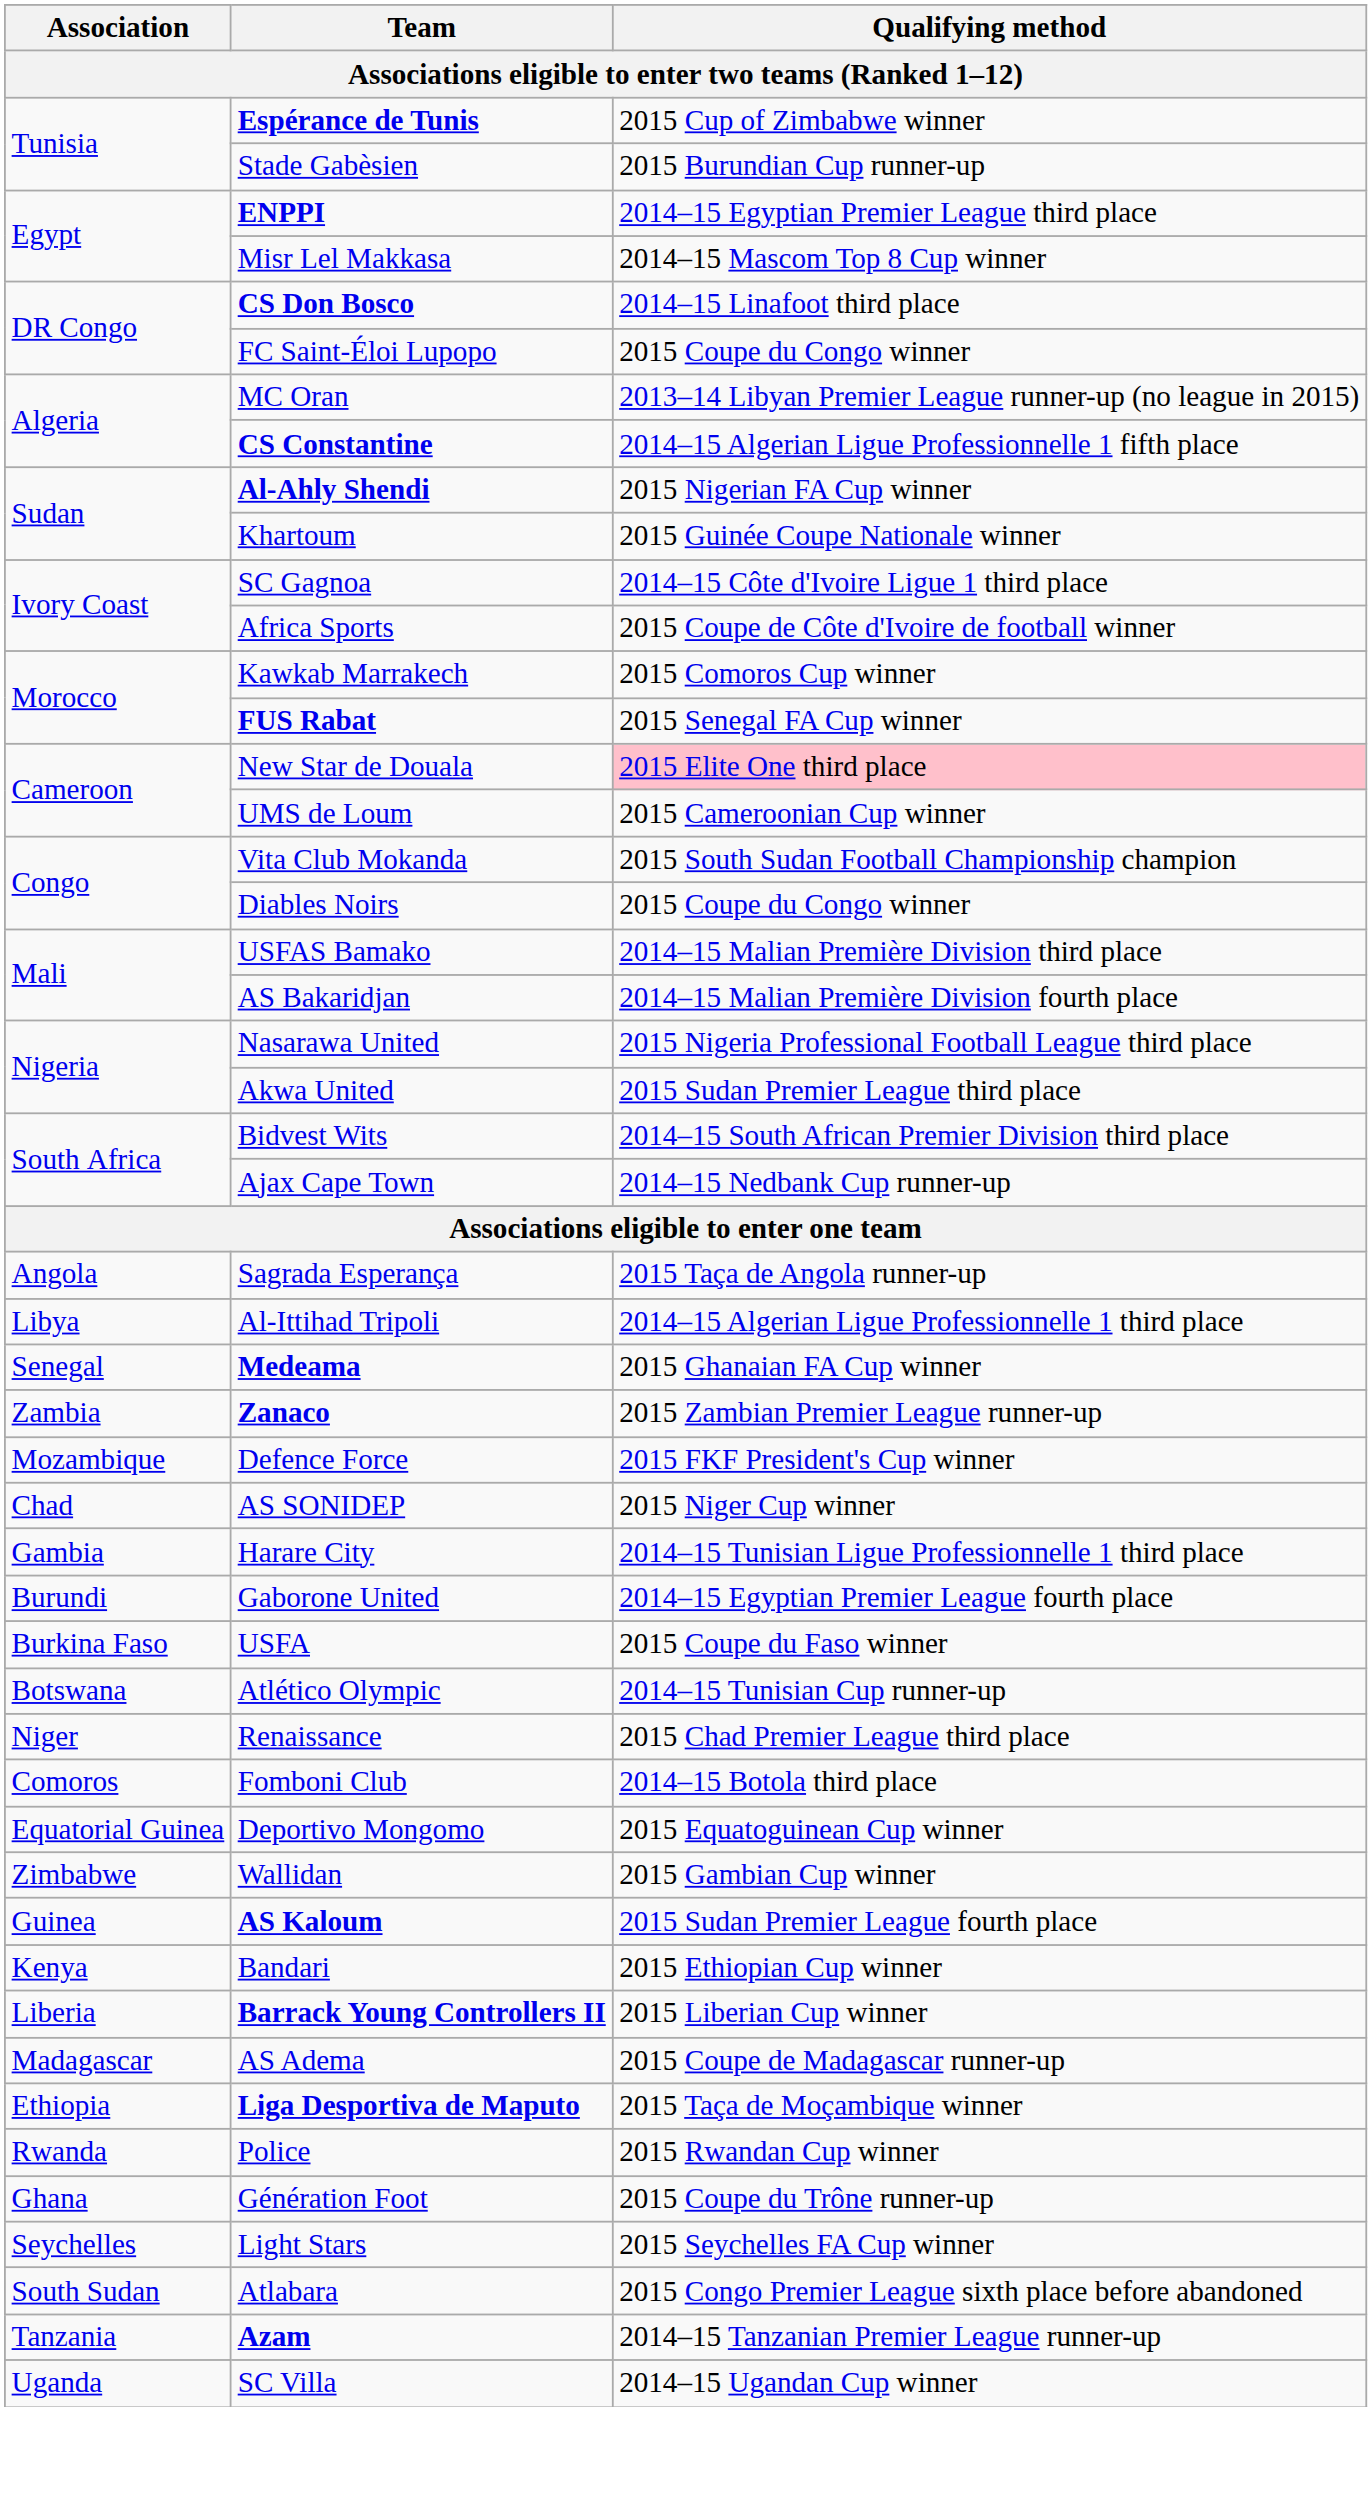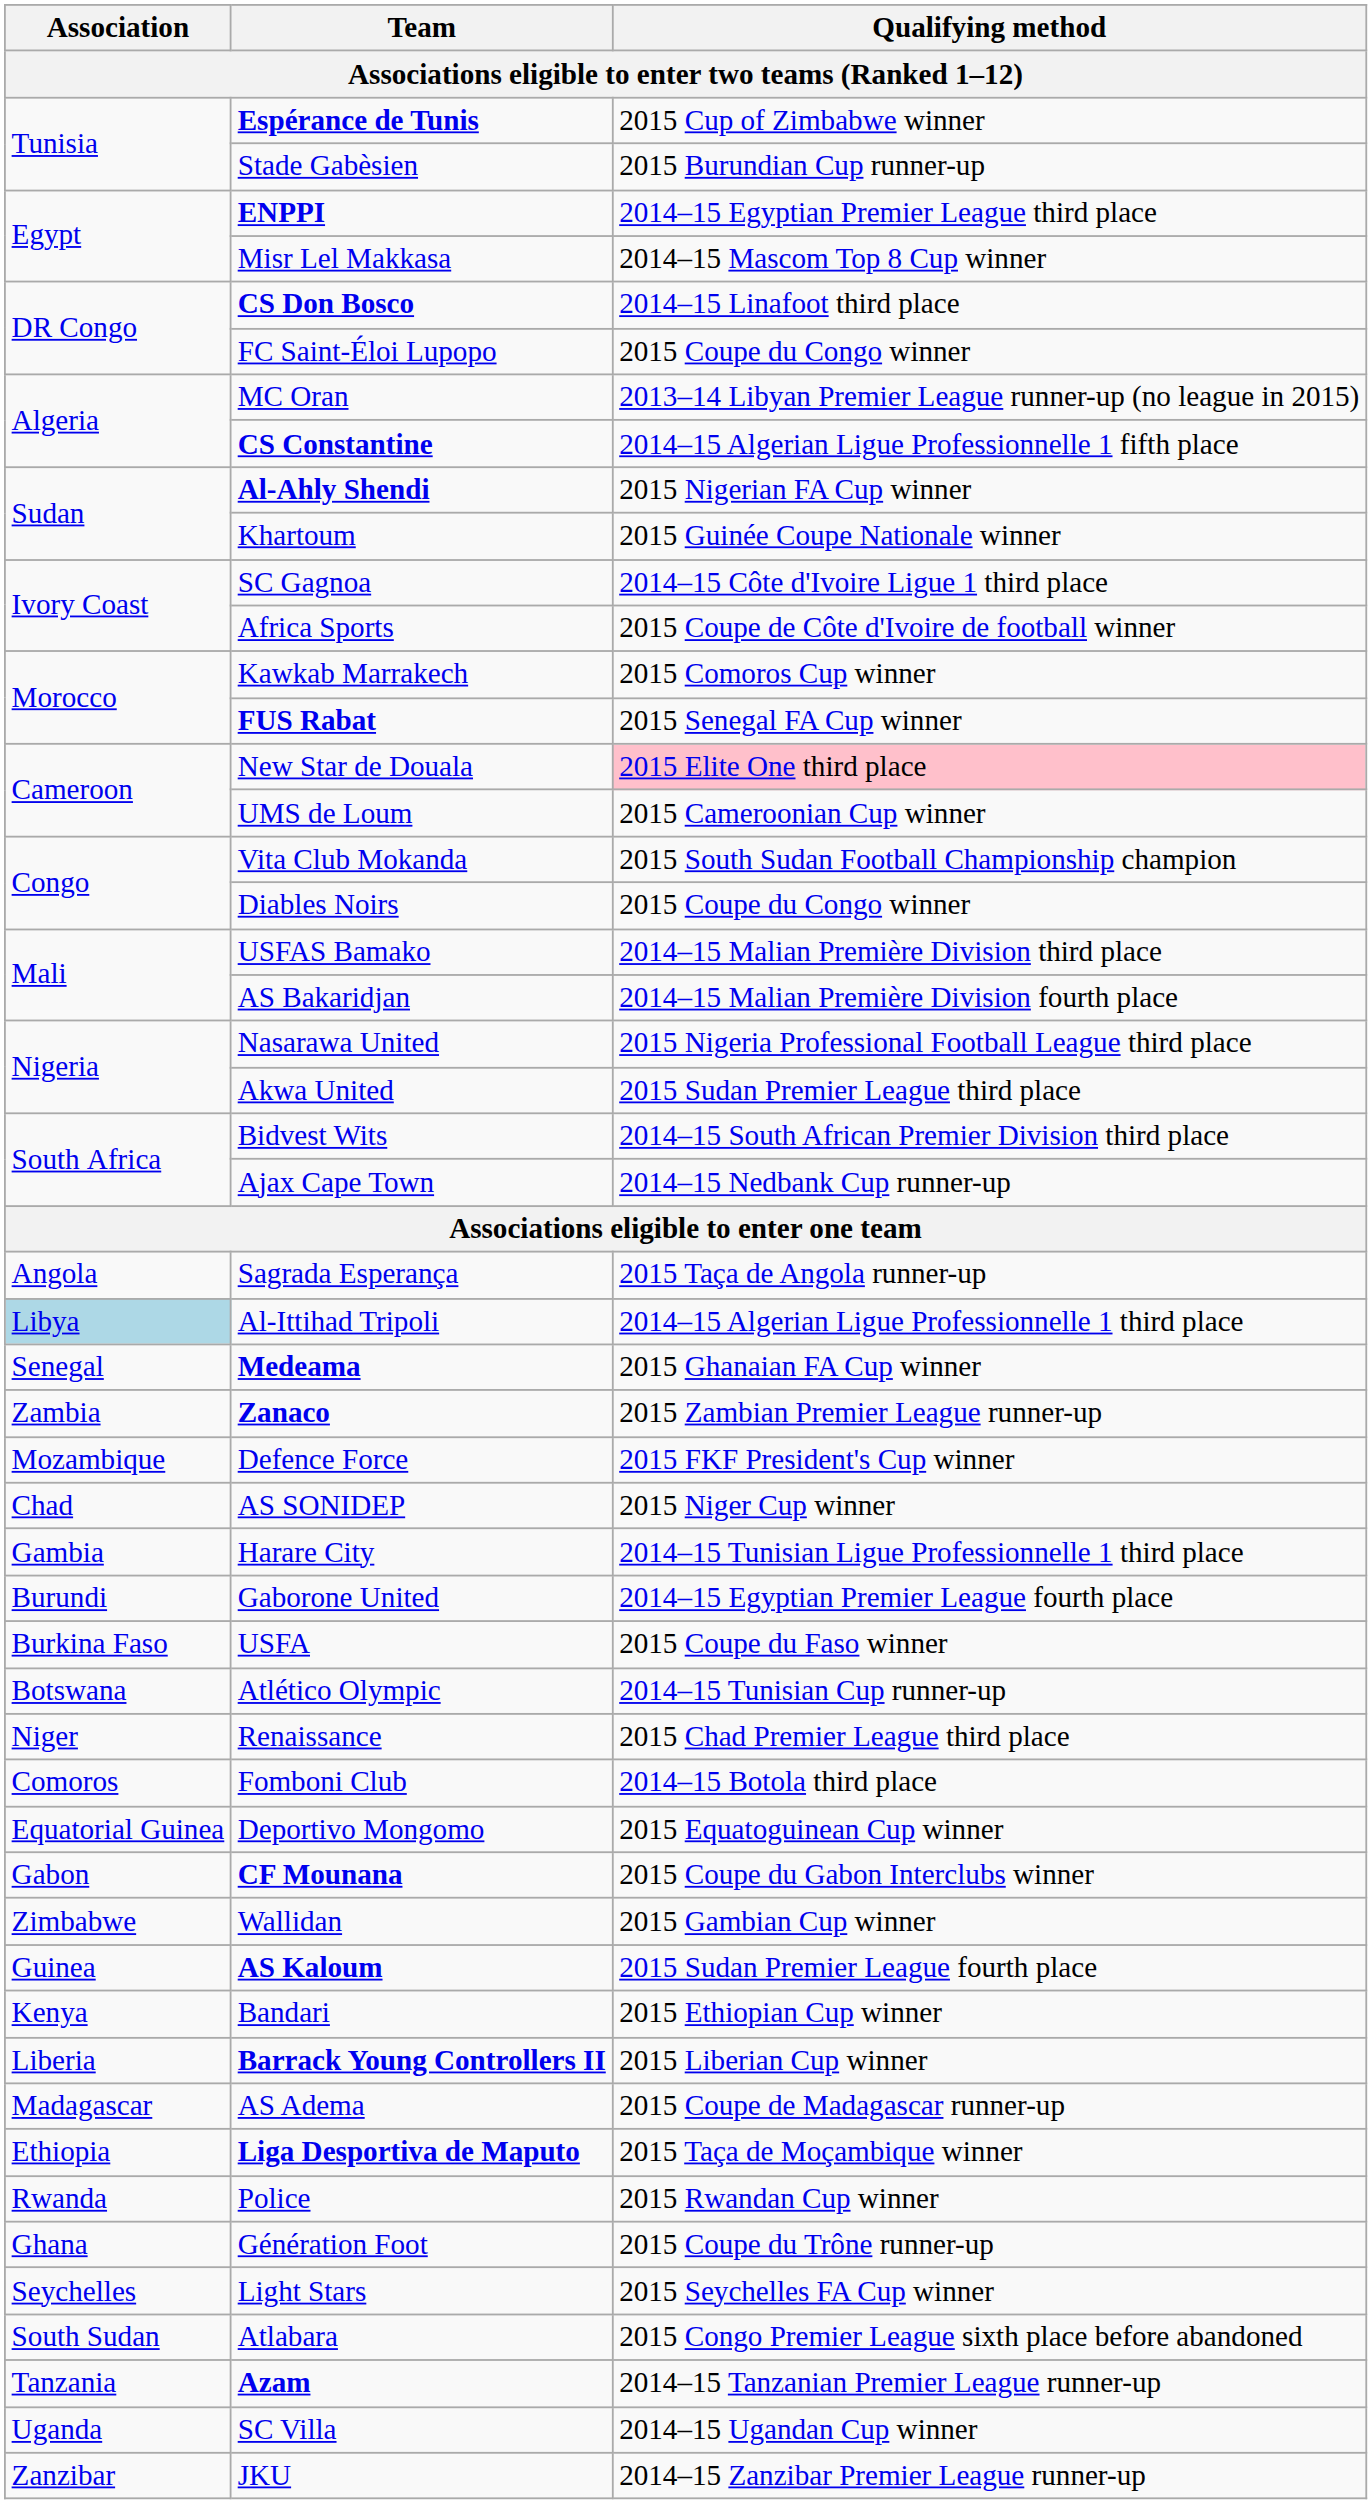(46, 1320) no background -> (46, 1320) lightblue background
+ row: (320, 1874)
+ row: (264, 2475)
